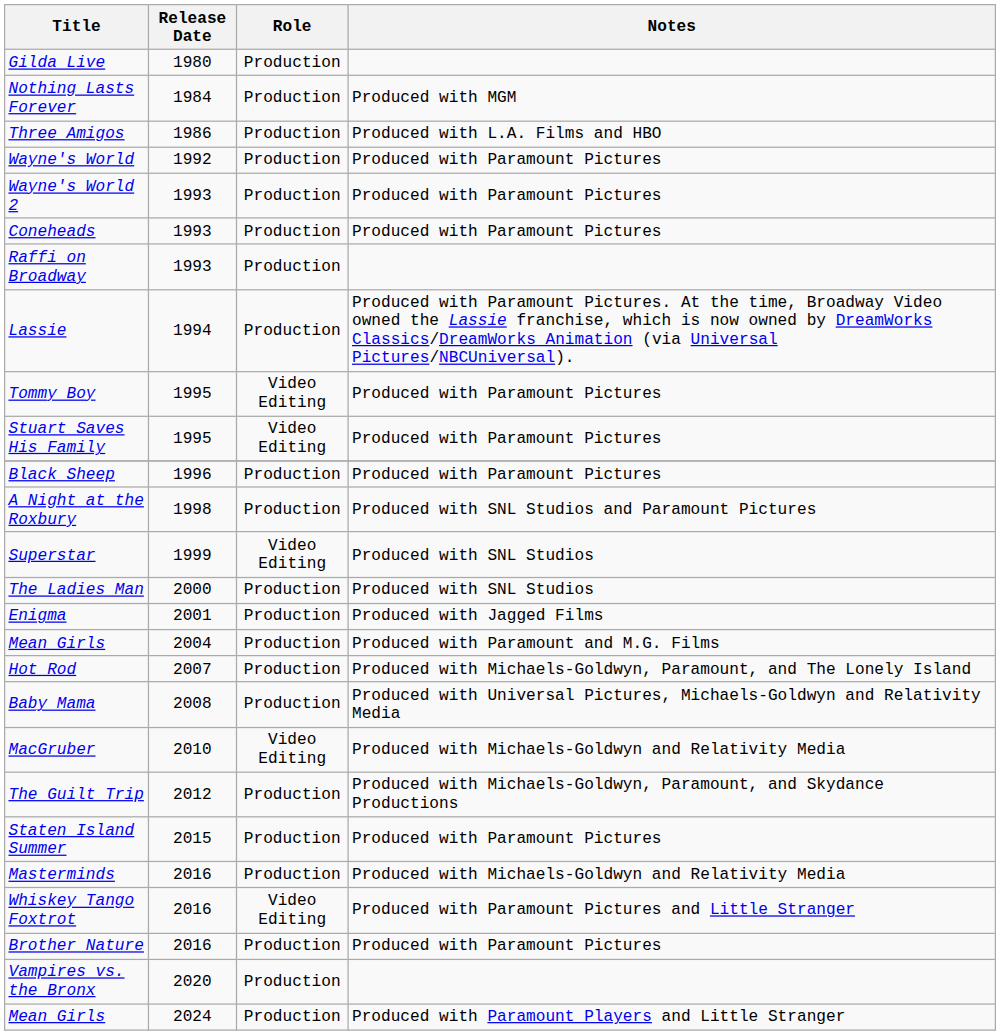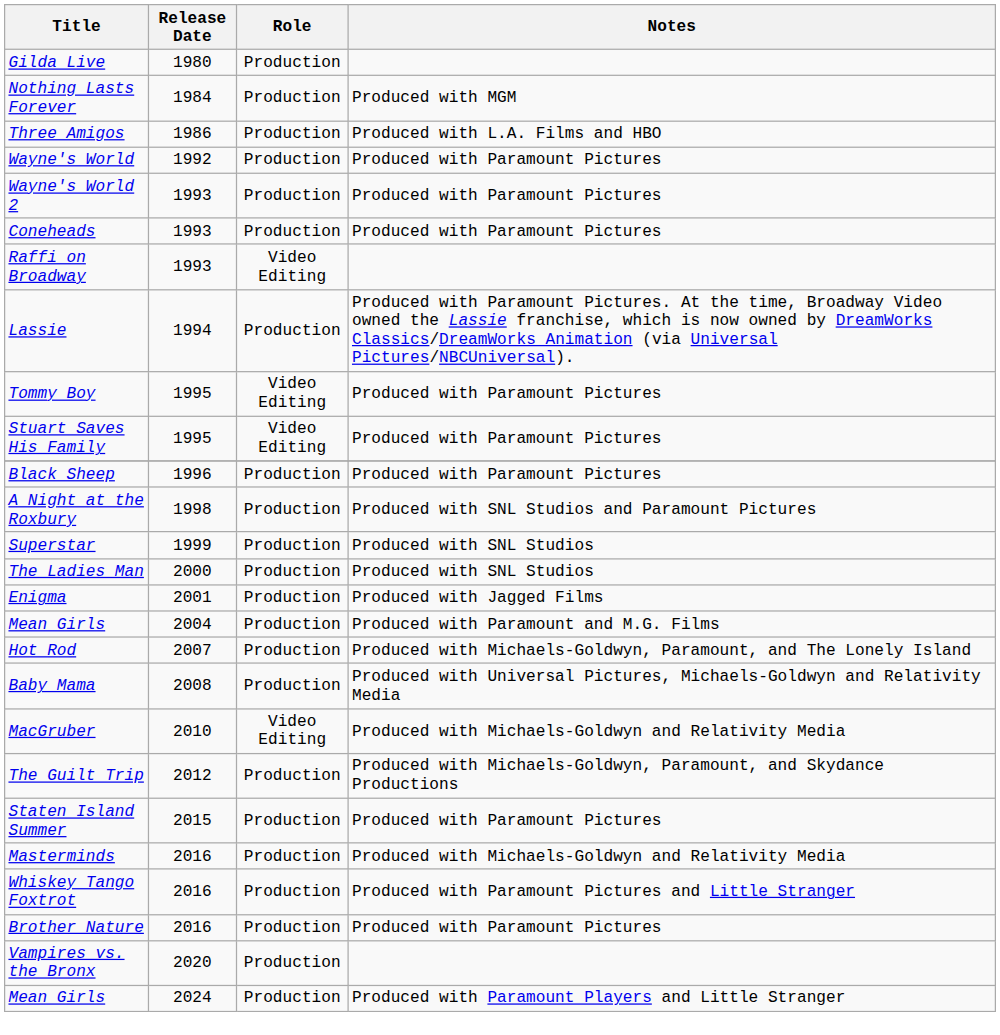(292, 267) Production -> (292, 267) Video Editing
(292, 555) Video Editing -> (292, 545) Production
(292, 910) Video Editing -> (292, 892) Production
